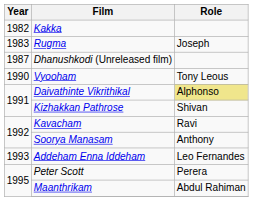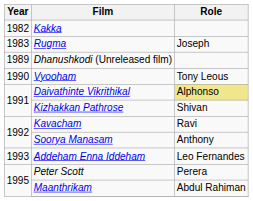(18, 60) 1987 -> (18, 60) 1989
